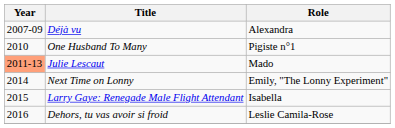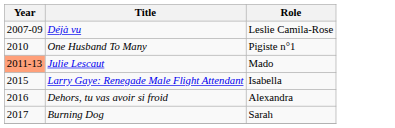(271, 30) Alexandra -> (291, 30) Leslie Camila-Rose
- row: (91, 81)
(291, 115) Leslie Camila-Rose -> (271, 98) Alexandra
+ row: (76, 115)
